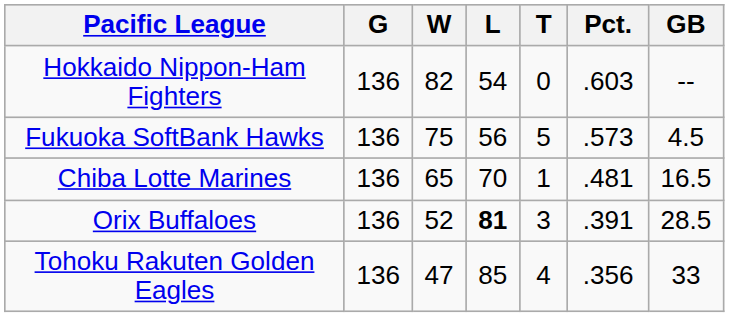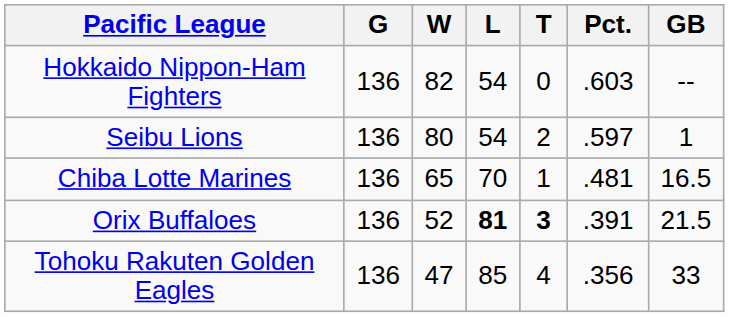+ row: (175, 137)
- row: (175, 137)
(544, 219) normal -> (544, 219) bold
(686, 219) 28.5 -> (686, 219) 21.5
